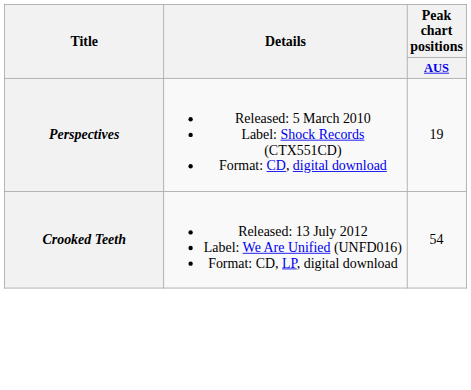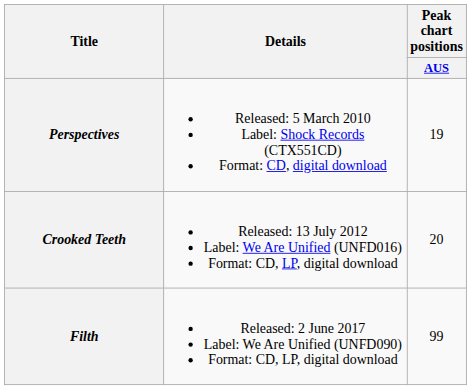(437, 239) 54 -> (437, 239) 20
+ row: (84, 336)
